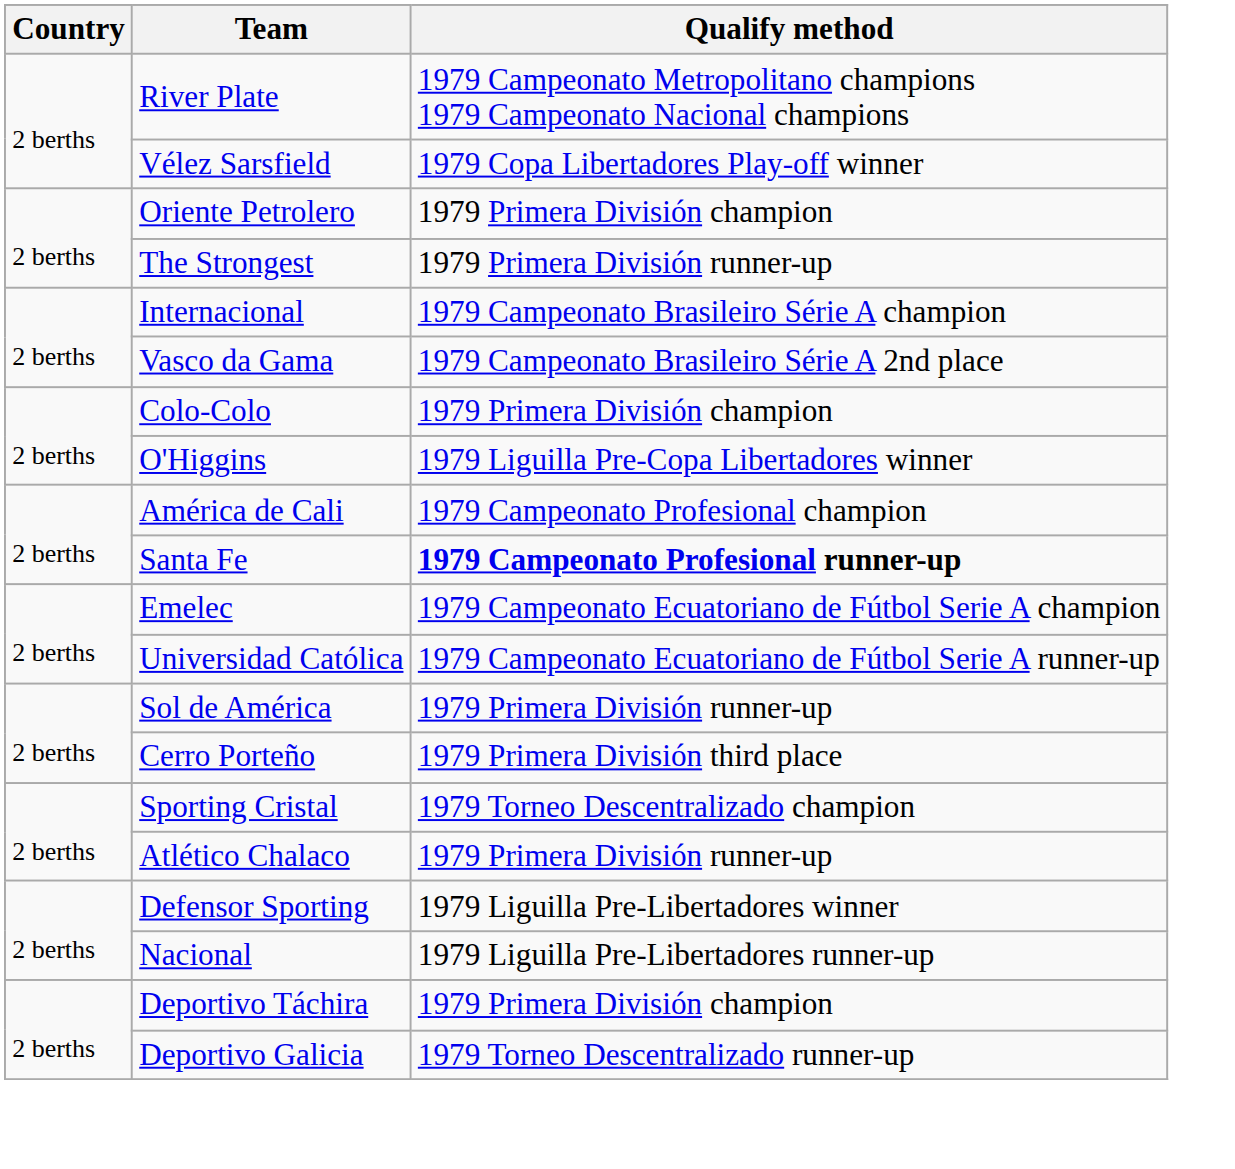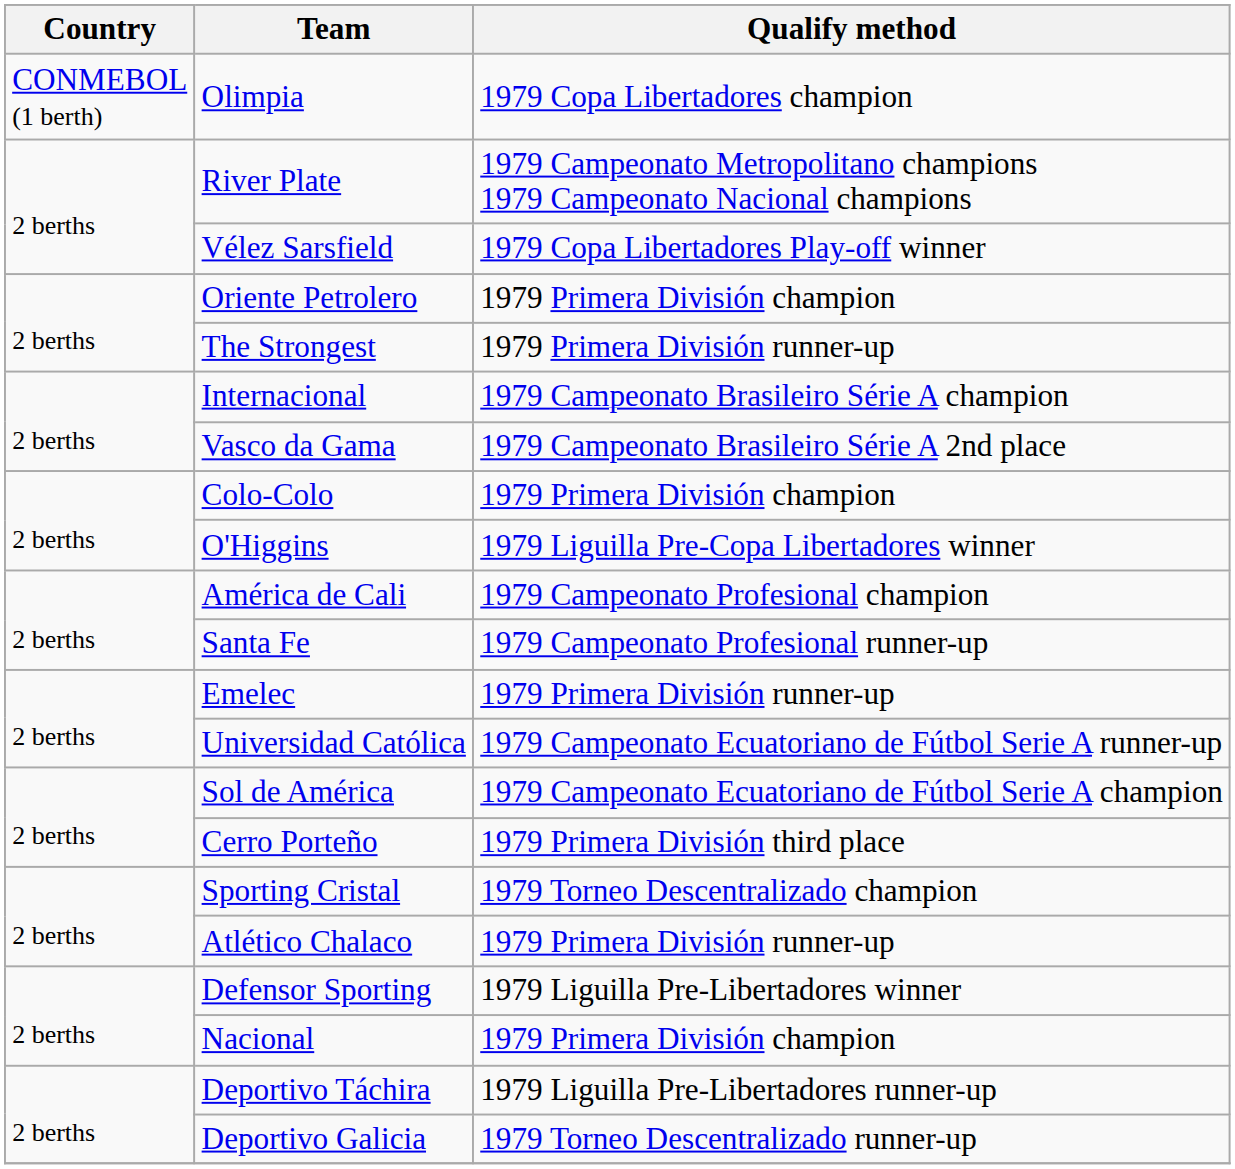+ row: (253, 96)
(690, 559) bold -> (734, 643) normal
(789, 608) 1979 Campeonato Ecuatoriano de Fútbol Serie A champion -> (687, 693) 1979 Primera División runner-up
(625, 707) 1979 Primera División runner-up -> (852, 792) 1979 Campeonato Ecuatoriano de Fútbol Serie A champion
(676, 955) 1979 Liguilla Pre-Libertadores runner-up -> (688, 1039) 1979 Primera División champion
(625, 1004) 1979 Primera División champion -> (739, 1089) 1979 Liguilla Pre-Libertadores runner-up
